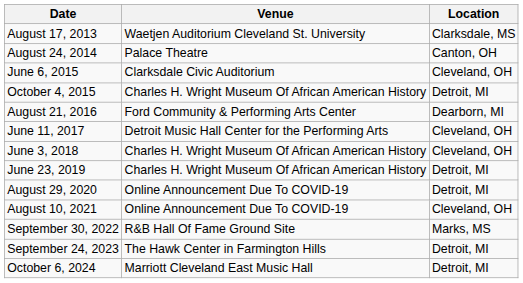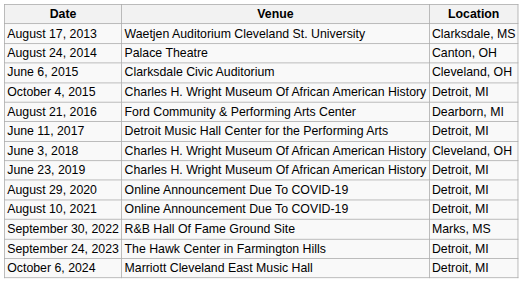(472, 131) Cleveland, OH -> (460, 131) Detroit, MI
(472, 209) Cleveland, OH -> (460, 209) Detroit, MI
